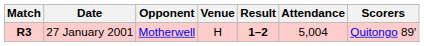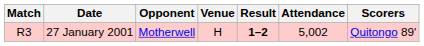(24, 32) bold -> (24, 32) normal
(313, 32) 5,004 -> (313, 32) 5,002
